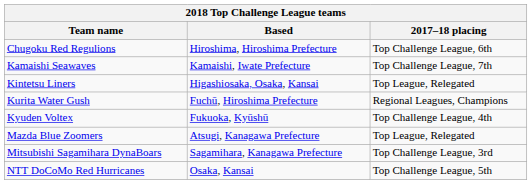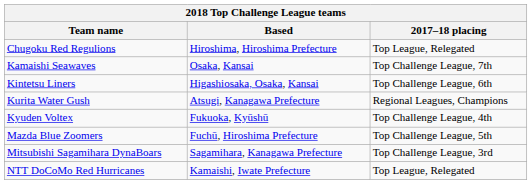(432, 48) Top Challenge League, 6th -> (424, 48) Top League, Relegated
(250, 65) Kamaishi, Iwate Prefecture -> (222, 65) Osaka, Kansai
(424, 83) Top League, Relegated -> (432, 83) Top Challenge League, 6th
(254, 100) Fuchū, Hiroshima Prefecture -> (255, 100) Atsugi, Kanagawa Prefecture
(255, 135) Atsugi, Kanagawa Prefecture -> (254, 135) Fuchū, Hiroshima Prefecture
(424, 135) Top League, Relegated -> (432, 135) Top Challenge League, 5th
(222, 170) Osaka, Kansai -> (250, 170) Kamaishi, Iwate Prefecture
(432, 170) Top Challenge League, 5th -> (424, 170) Top League, Relegated
